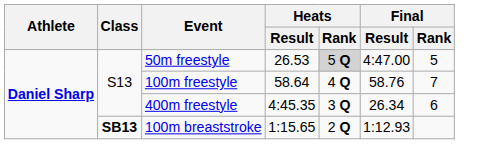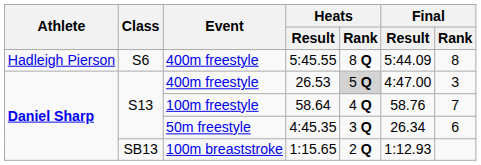+ row: (313, 61)
(187, 61) 50m freestyle -> (212, 83) 400m freestyle
(434, 61) 5 -> (455, 83) 3
(191, 105) 400m freestyle -> (208, 128) 50m freestyle
(119, 128) bold -> (141, 150) normal
